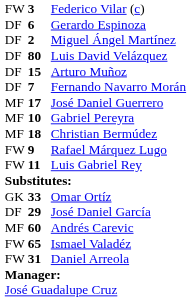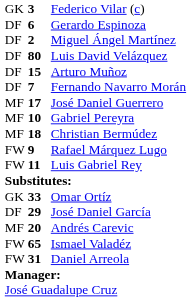(15, 8) FW -> (14, 8) GK
(34, 227) 60 -> (34, 227) 20
